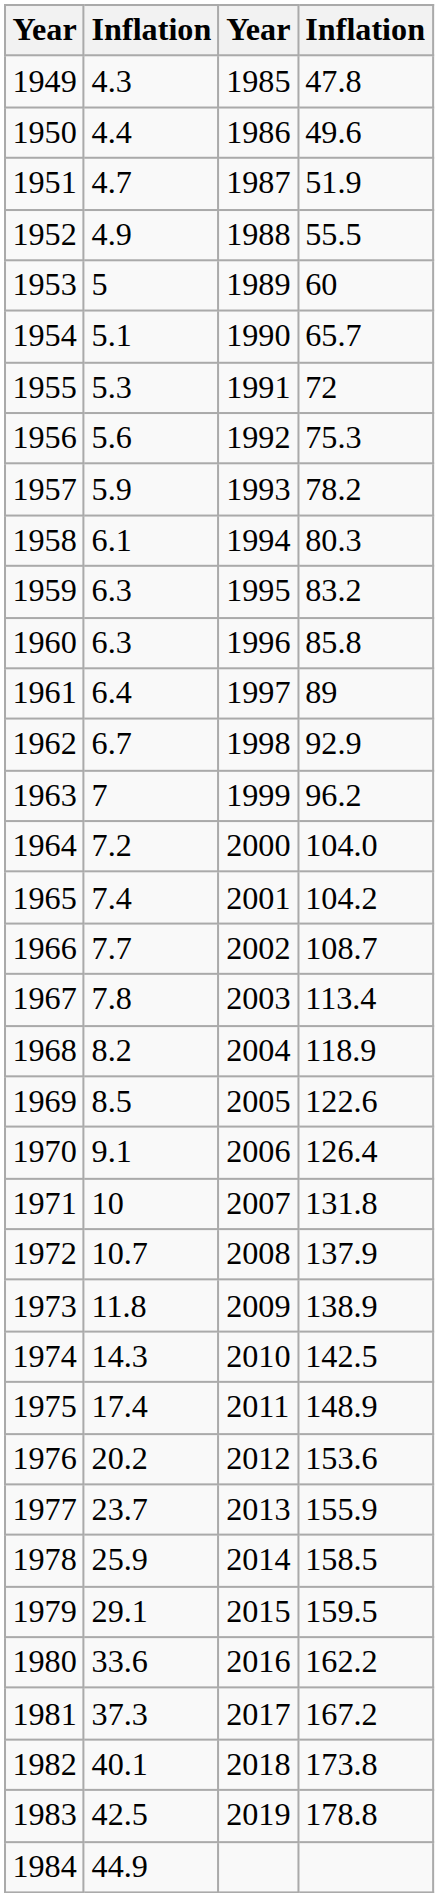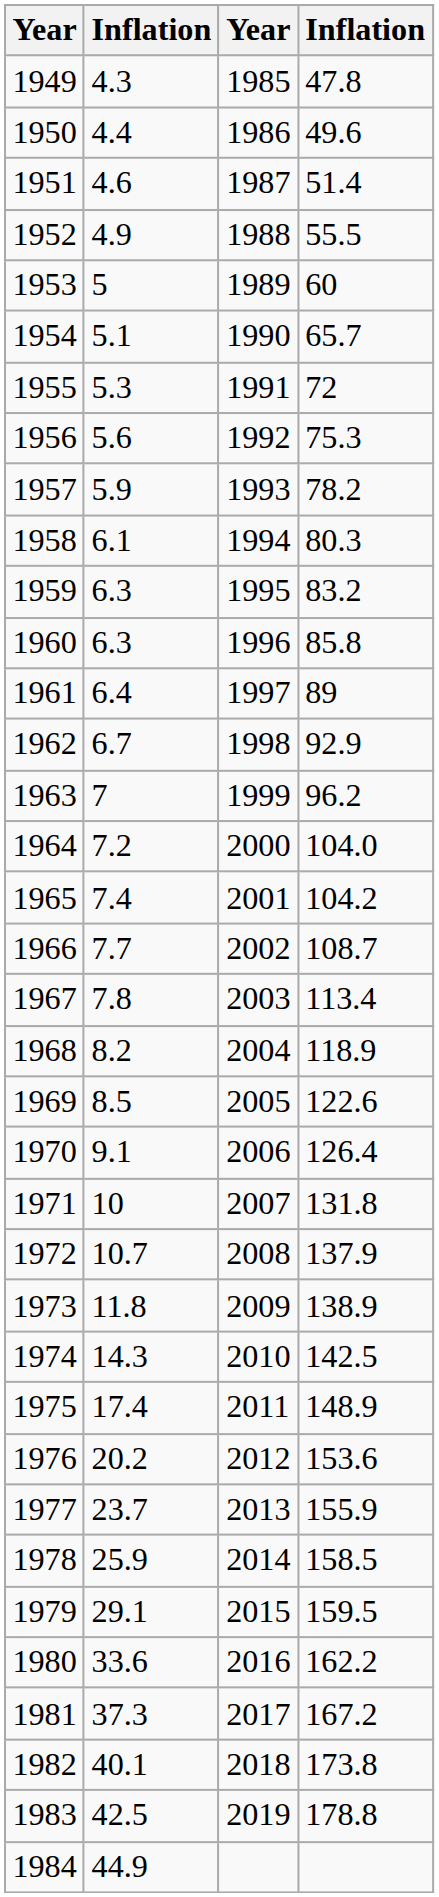(112, 183) 4.7 -> (112, 183) 4.6
(333, 183) 51.9 -> (333, 183) 51.4
